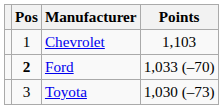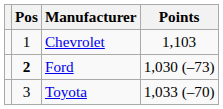(179, 67) 1,033 (–70) -> (179, 67) 1,030 (–73)
(179, 92) 1,030 (–73) -> (179, 92) 1,033 (–70)
